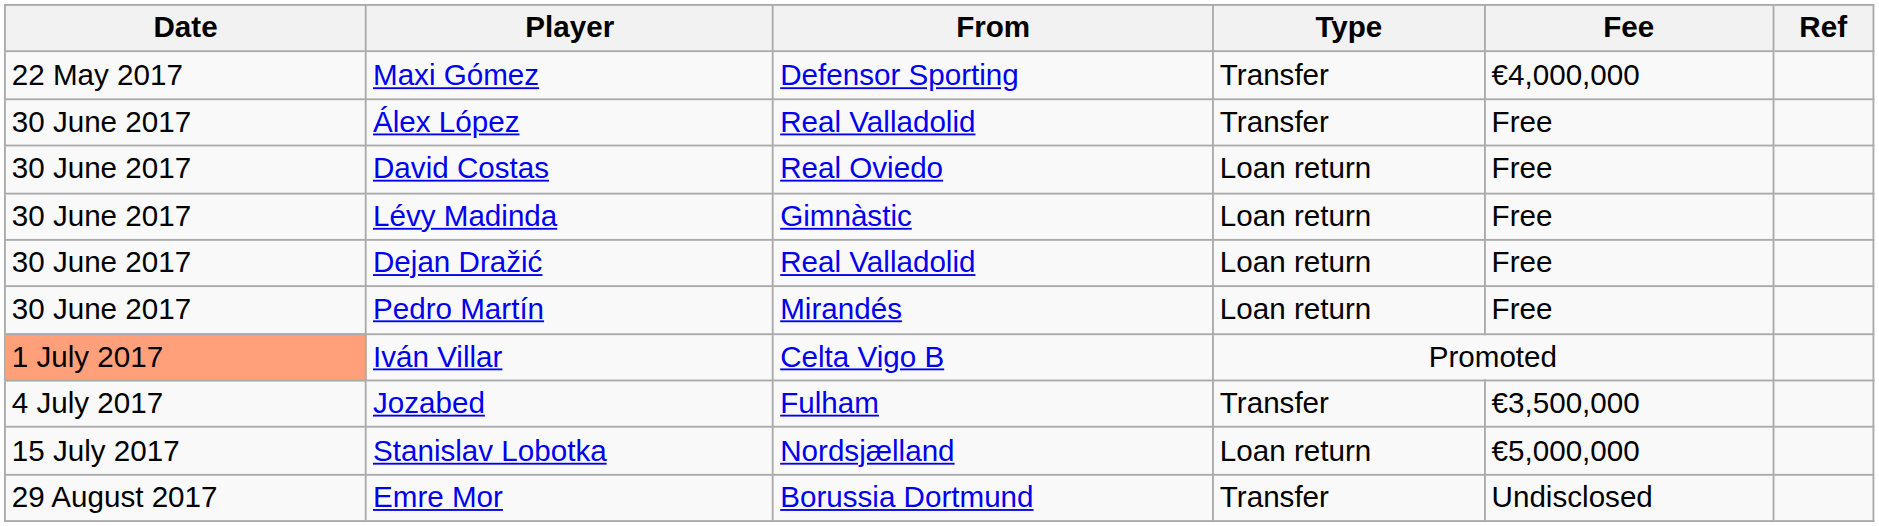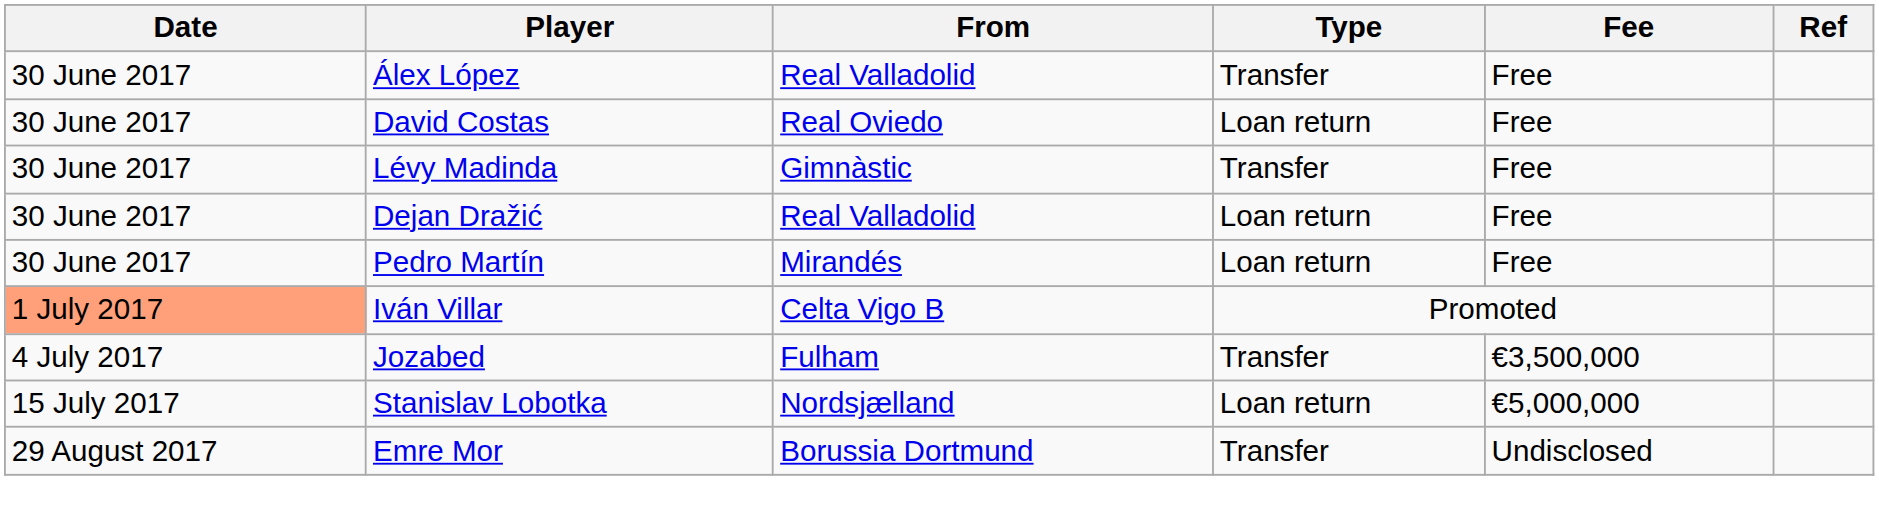- row: (456, 74)
(1296, 215) Loan return -> (1274, 168) Transfer
